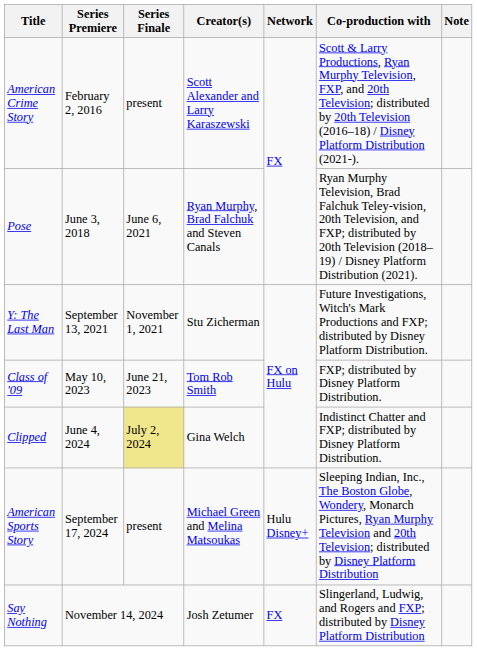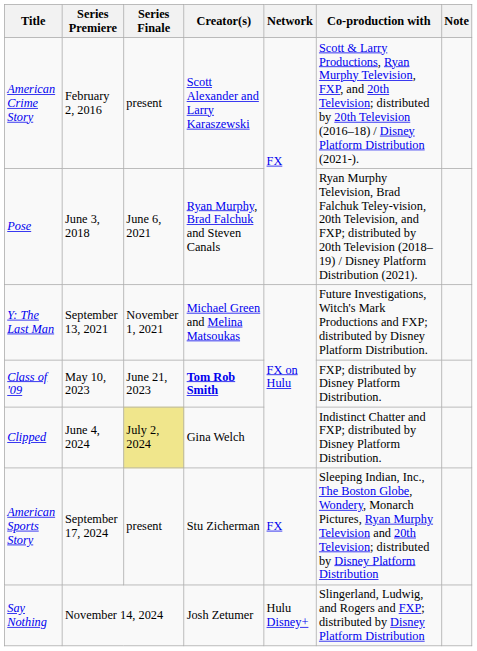(223, 322) Stu Zicherman -> (223, 322) Michael Green and Melina Matsoukas
(210, 383) normal -> (211, 383) bold
(223, 526) Michael Green and Melina Matsoukas -> (223, 526) Stu Zicherman
(287, 526) Hulu Disney+ -> (274, 526) FX
(274, 615) FX -> (287, 615) Hulu Disney+
